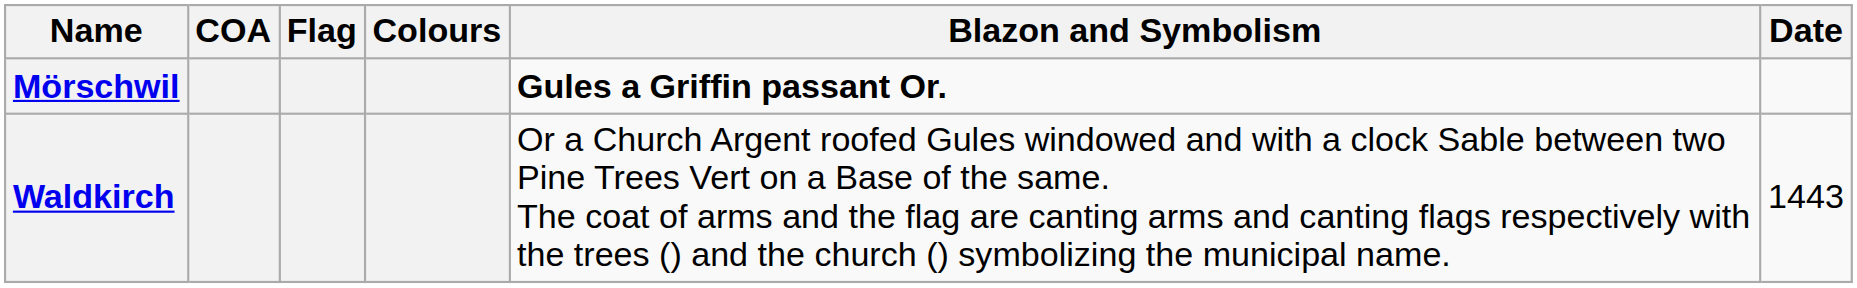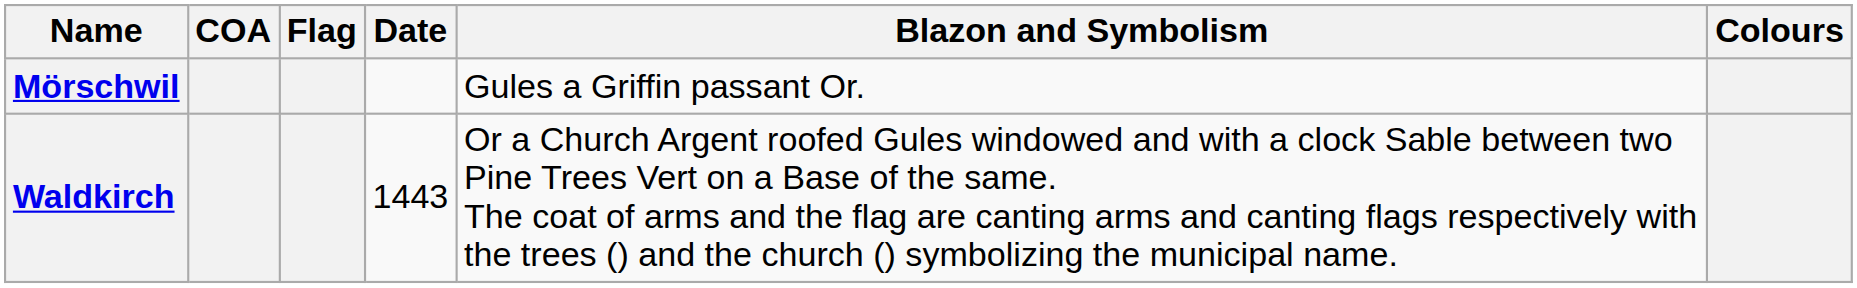columns swapped: (437, 31) <-> (1806, 31)
(732, 85) bold -> (664, 85) normal
